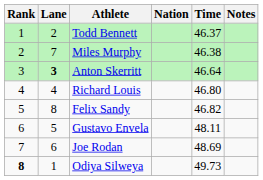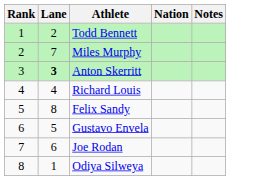- column: (208, 14)
(21, 166) bold -> (21, 166) normal
